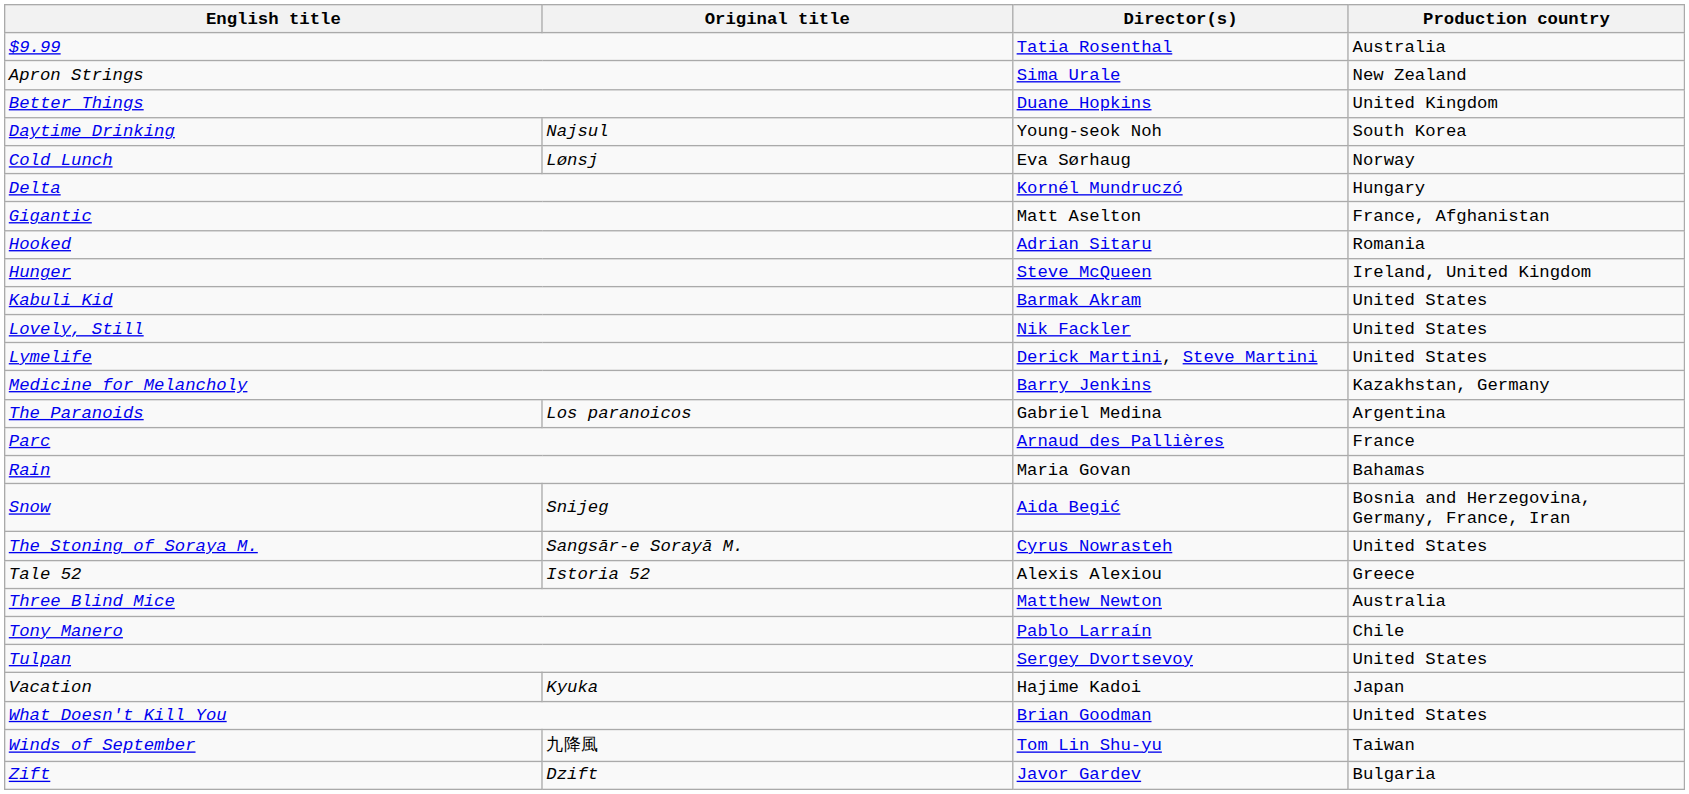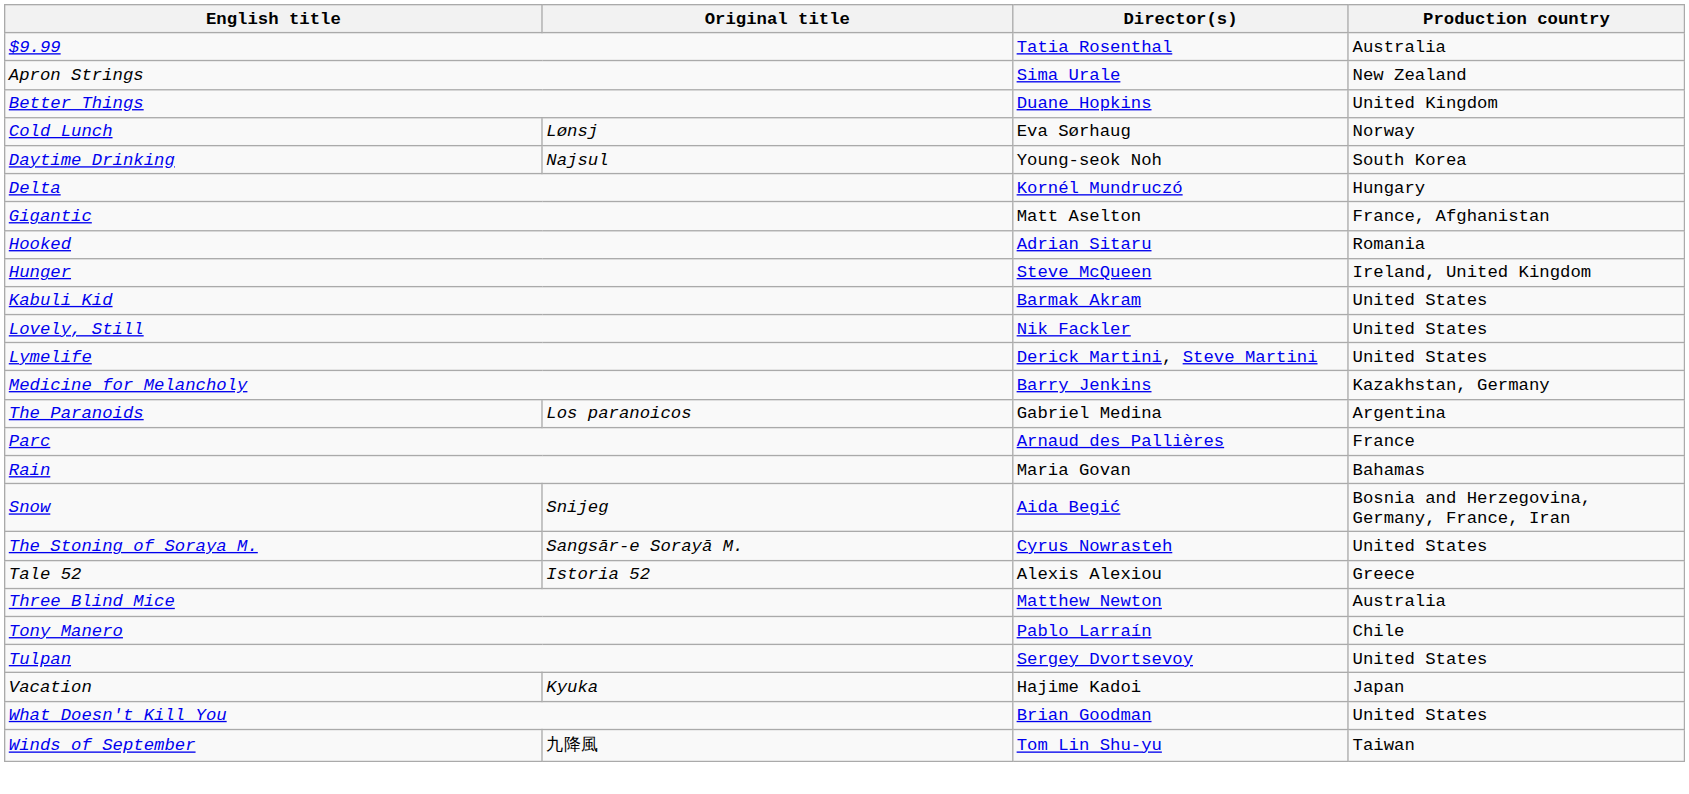rows swapped: (61, 160) <-> (92, 131)
- row: (30, 775)
